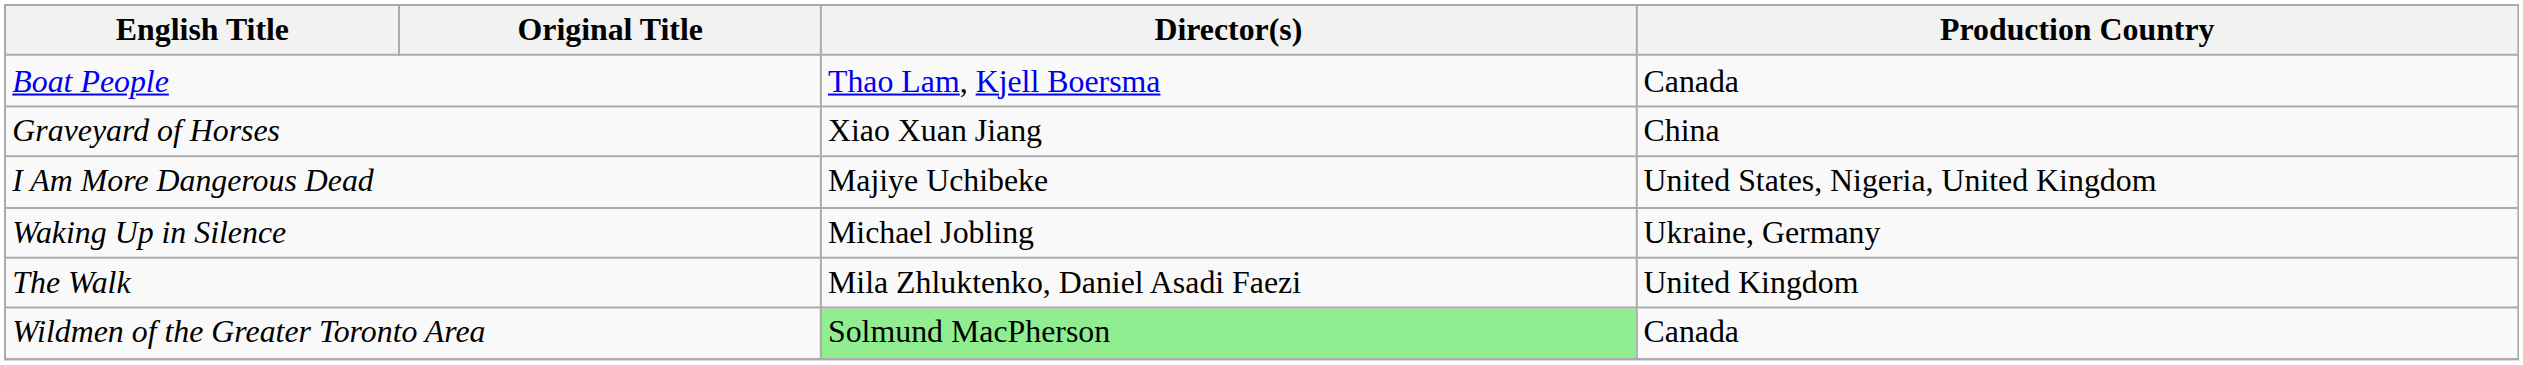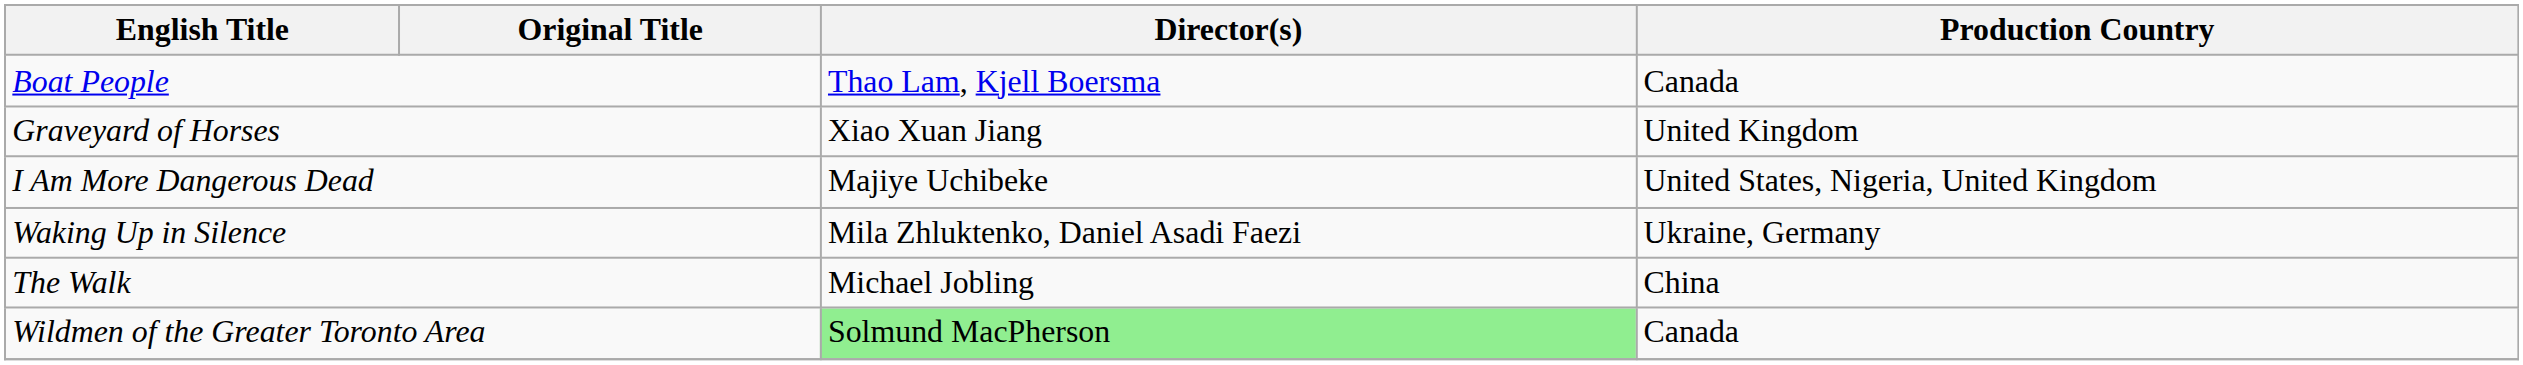(1682, 130) China -> (1751, 130) United Kingdom
(931, 231) Michael Jobling -> (1065, 231) Mila Zhluktenko, Daniel Asadi Faezi
(1065, 282) Mila Zhluktenko, Daniel Asadi Faezi -> (931, 282) Michael Jobling
(1751, 282) United Kingdom -> (1682, 282) China
